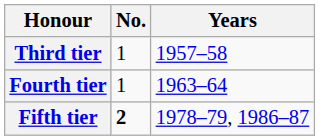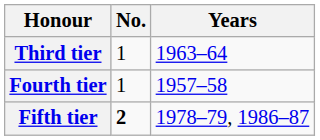(192, 53) 1957–58 -> (192, 53) 1963–64
(192, 85) 1963–64 -> (192, 85) 1957–58
